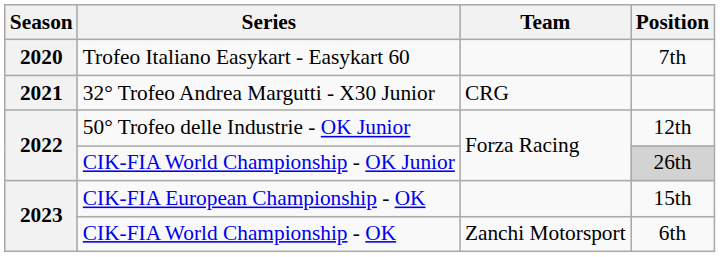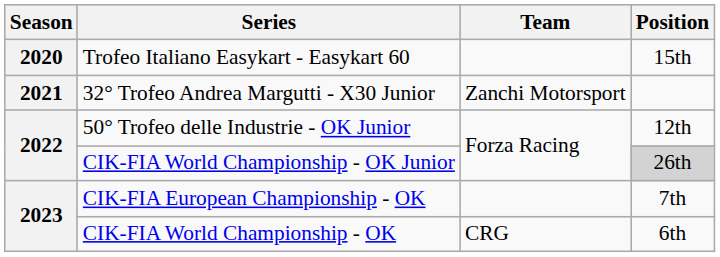(672, 56) 7th -> (672, 56) 15th
(487, 92) CRG -> (545, 92) Zanchi Motorsport
(672, 197) 15th -> (672, 197) 7th
(545, 233) Zanchi Motorsport -> (487, 233) CRG
